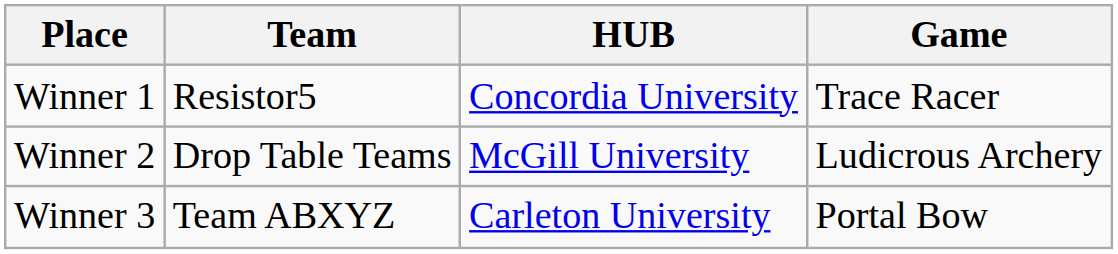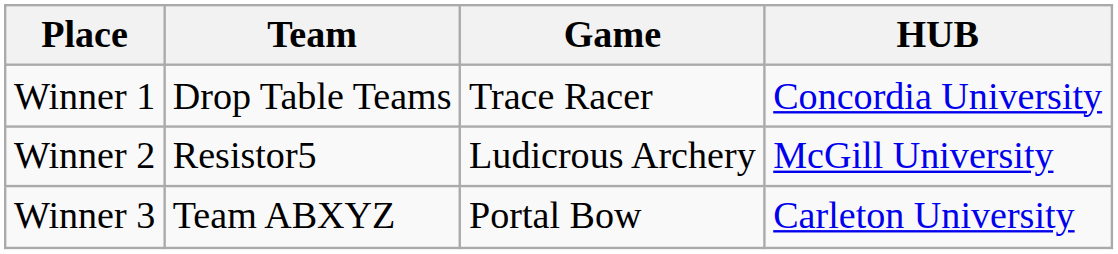columns swapped: (634, 34) <-> (959, 34)
(245, 95) Resistor5 -> (312, 95) Drop Table Teams
(312, 155) Drop Table Teams -> (245, 155) Resistor5
